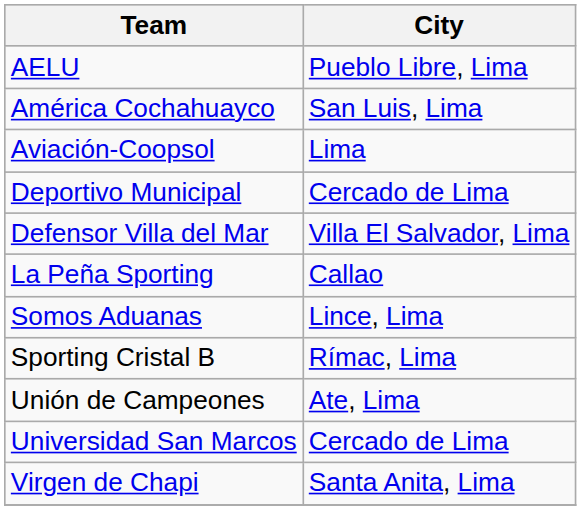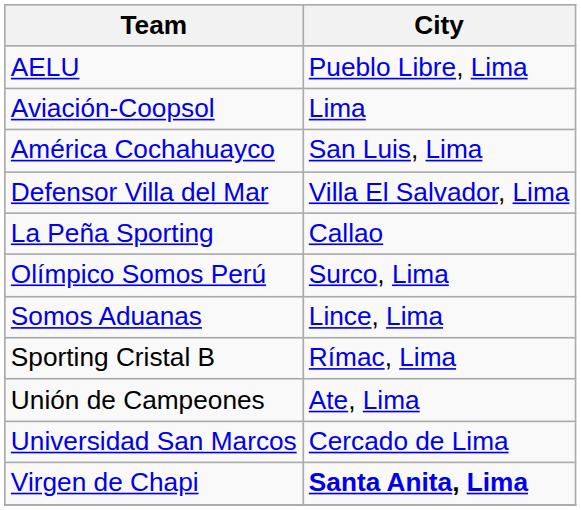rows swapped: (143, 108) <-> (113, 150)
- row: (126, 191)
+ row: (138, 274)
(412, 483) normal -> (418, 483) bold
